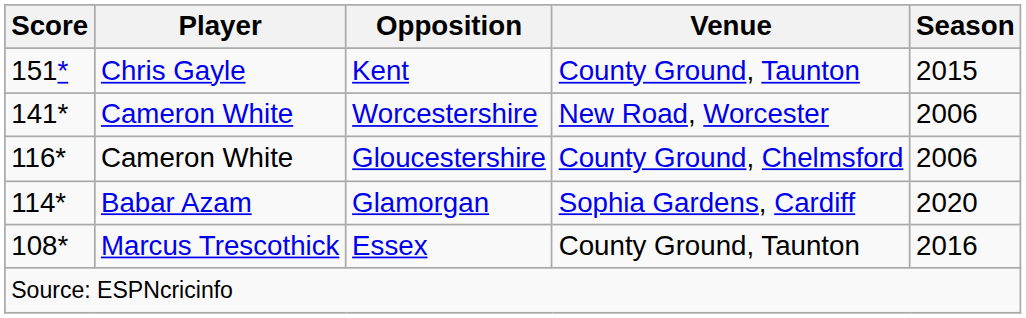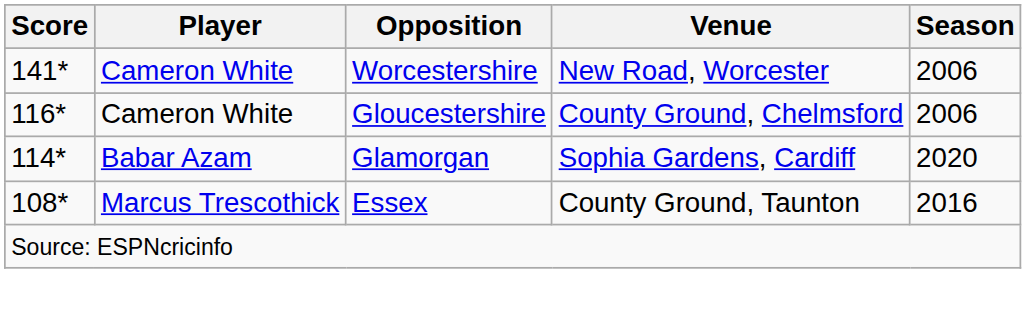- row: (381, 70)
